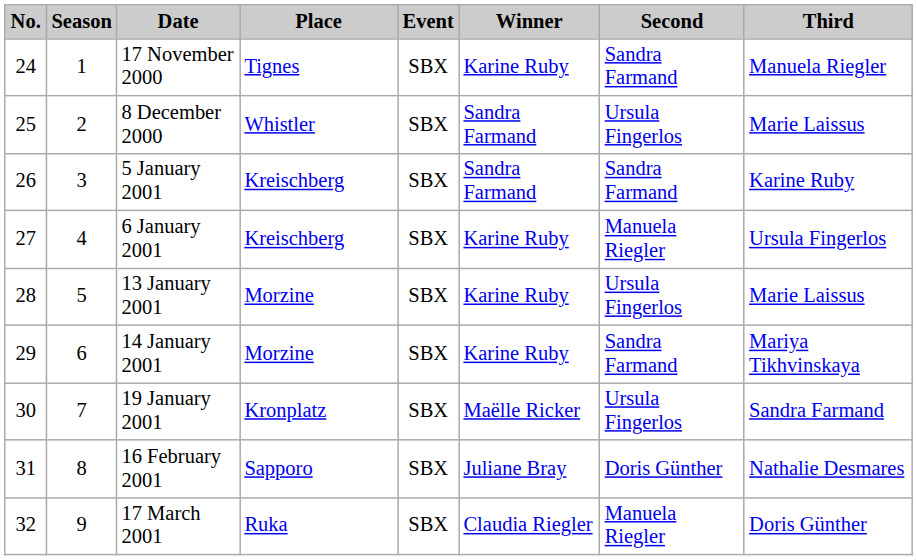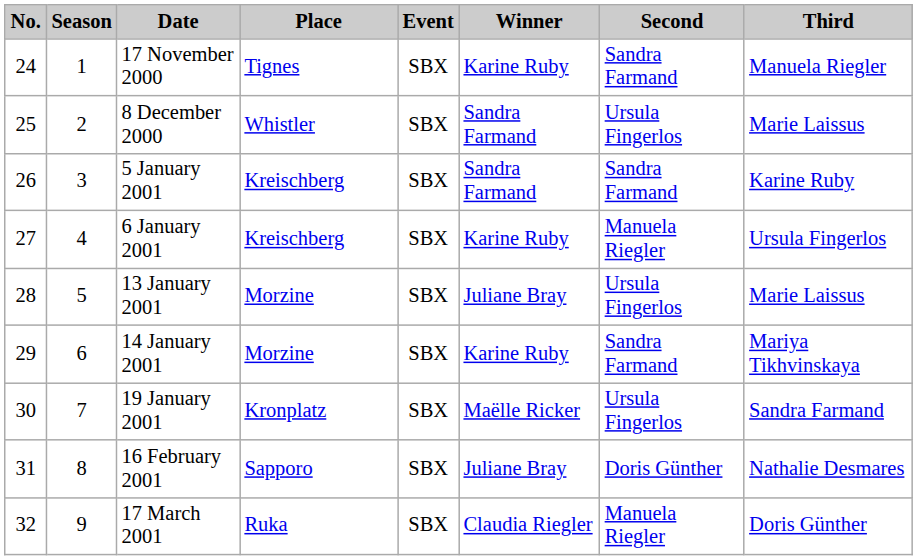(516, 295) Karine Ruby -> (515, 295) Juliane Bray
